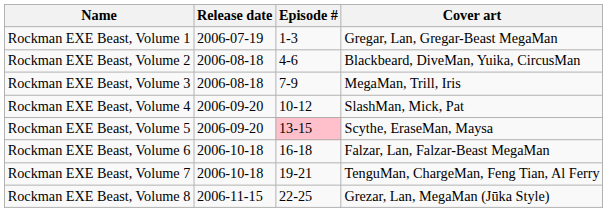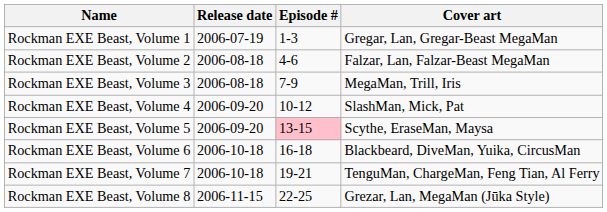(462, 60) Blackbeard, DiveMan, Yuika, CircusMan -> (447, 60) Falzar, Lan, Falzar-Beast MegaMan
(447, 151) Falzar, Lan, Falzar-Beast MegaMan -> (462, 151) Blackbeard, DiveMan, Yuika, CircusMan
